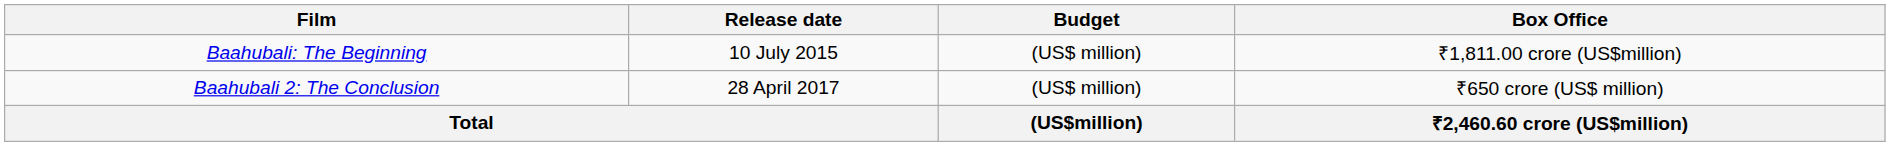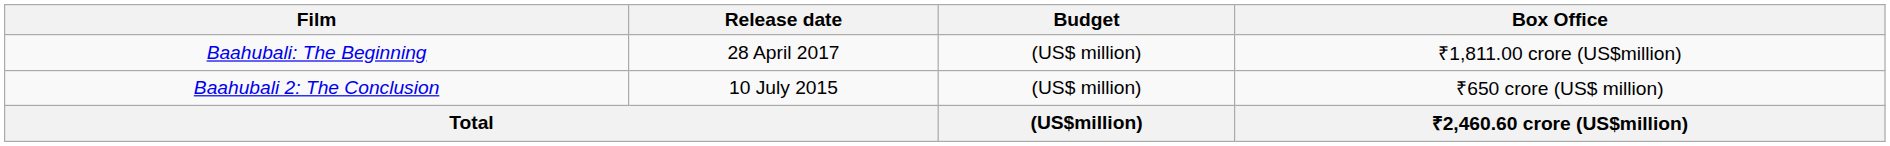(783, 52) 10 July 2015 -> (783, 52) 28 April 2017
(783, 87) 28 April 2017 -> (783, 87) 10 July 2015
